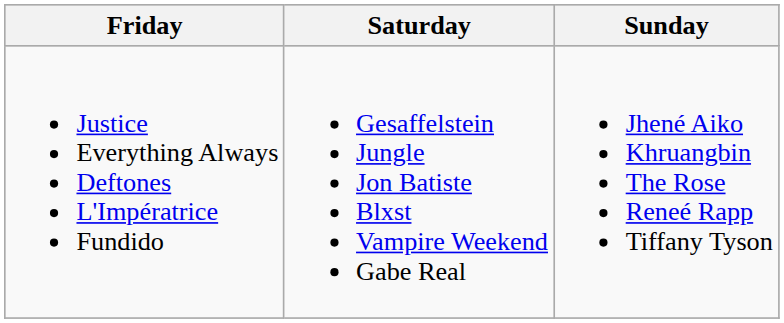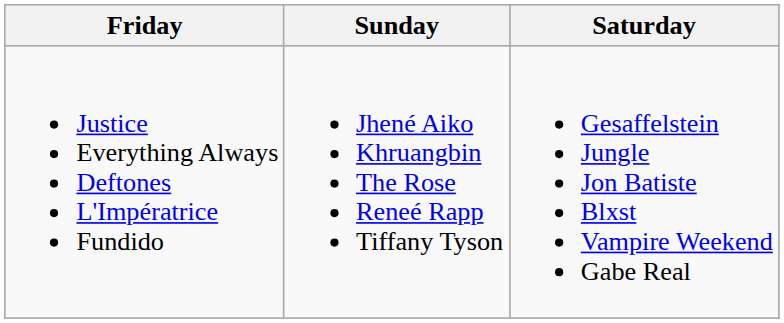columns swapped: (419, 25) <-> (666, 25)
